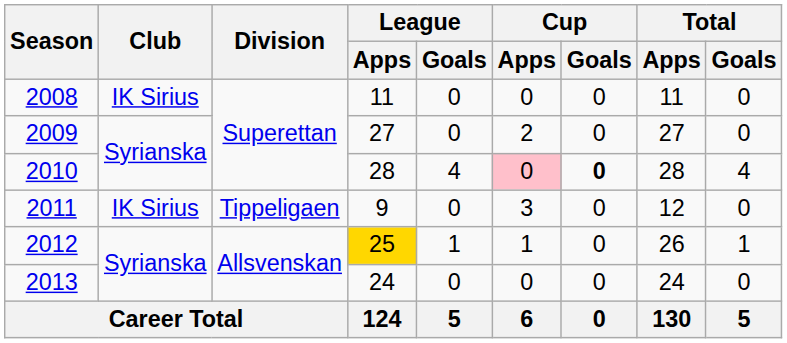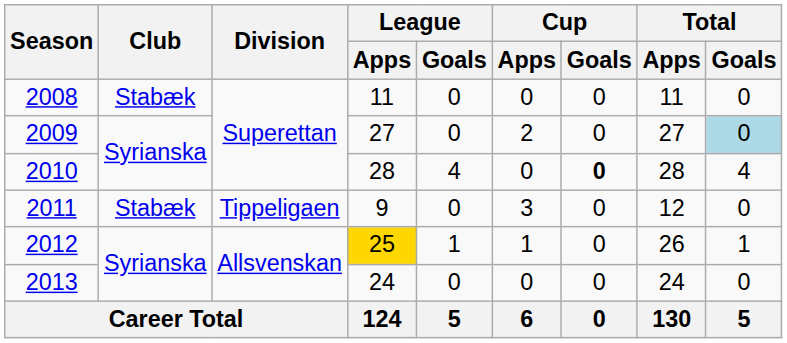(155, 97) IK Sirius -> (155, 97) Stabæk
(744, 134) no background -> (744, 134) lightblue background
(527, 171) pink background -> (527, 171) no background
(155, 208) IK Sirius -> (155, 208) Stabæk
